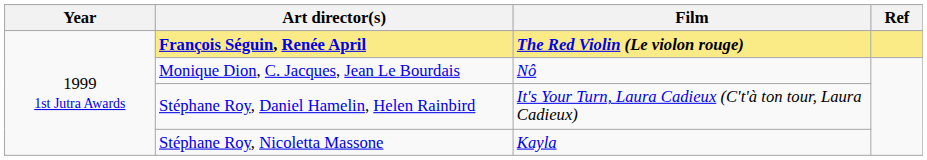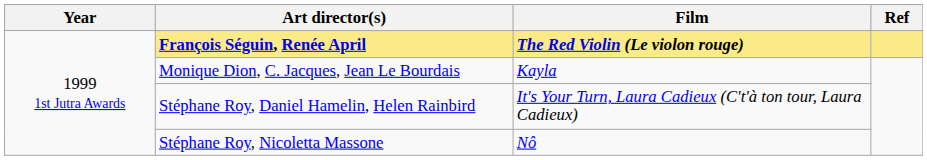(527, 70) Nô -> (537, 70) Kayla
(537, 141) Kayla -> (527, 141) Nô
